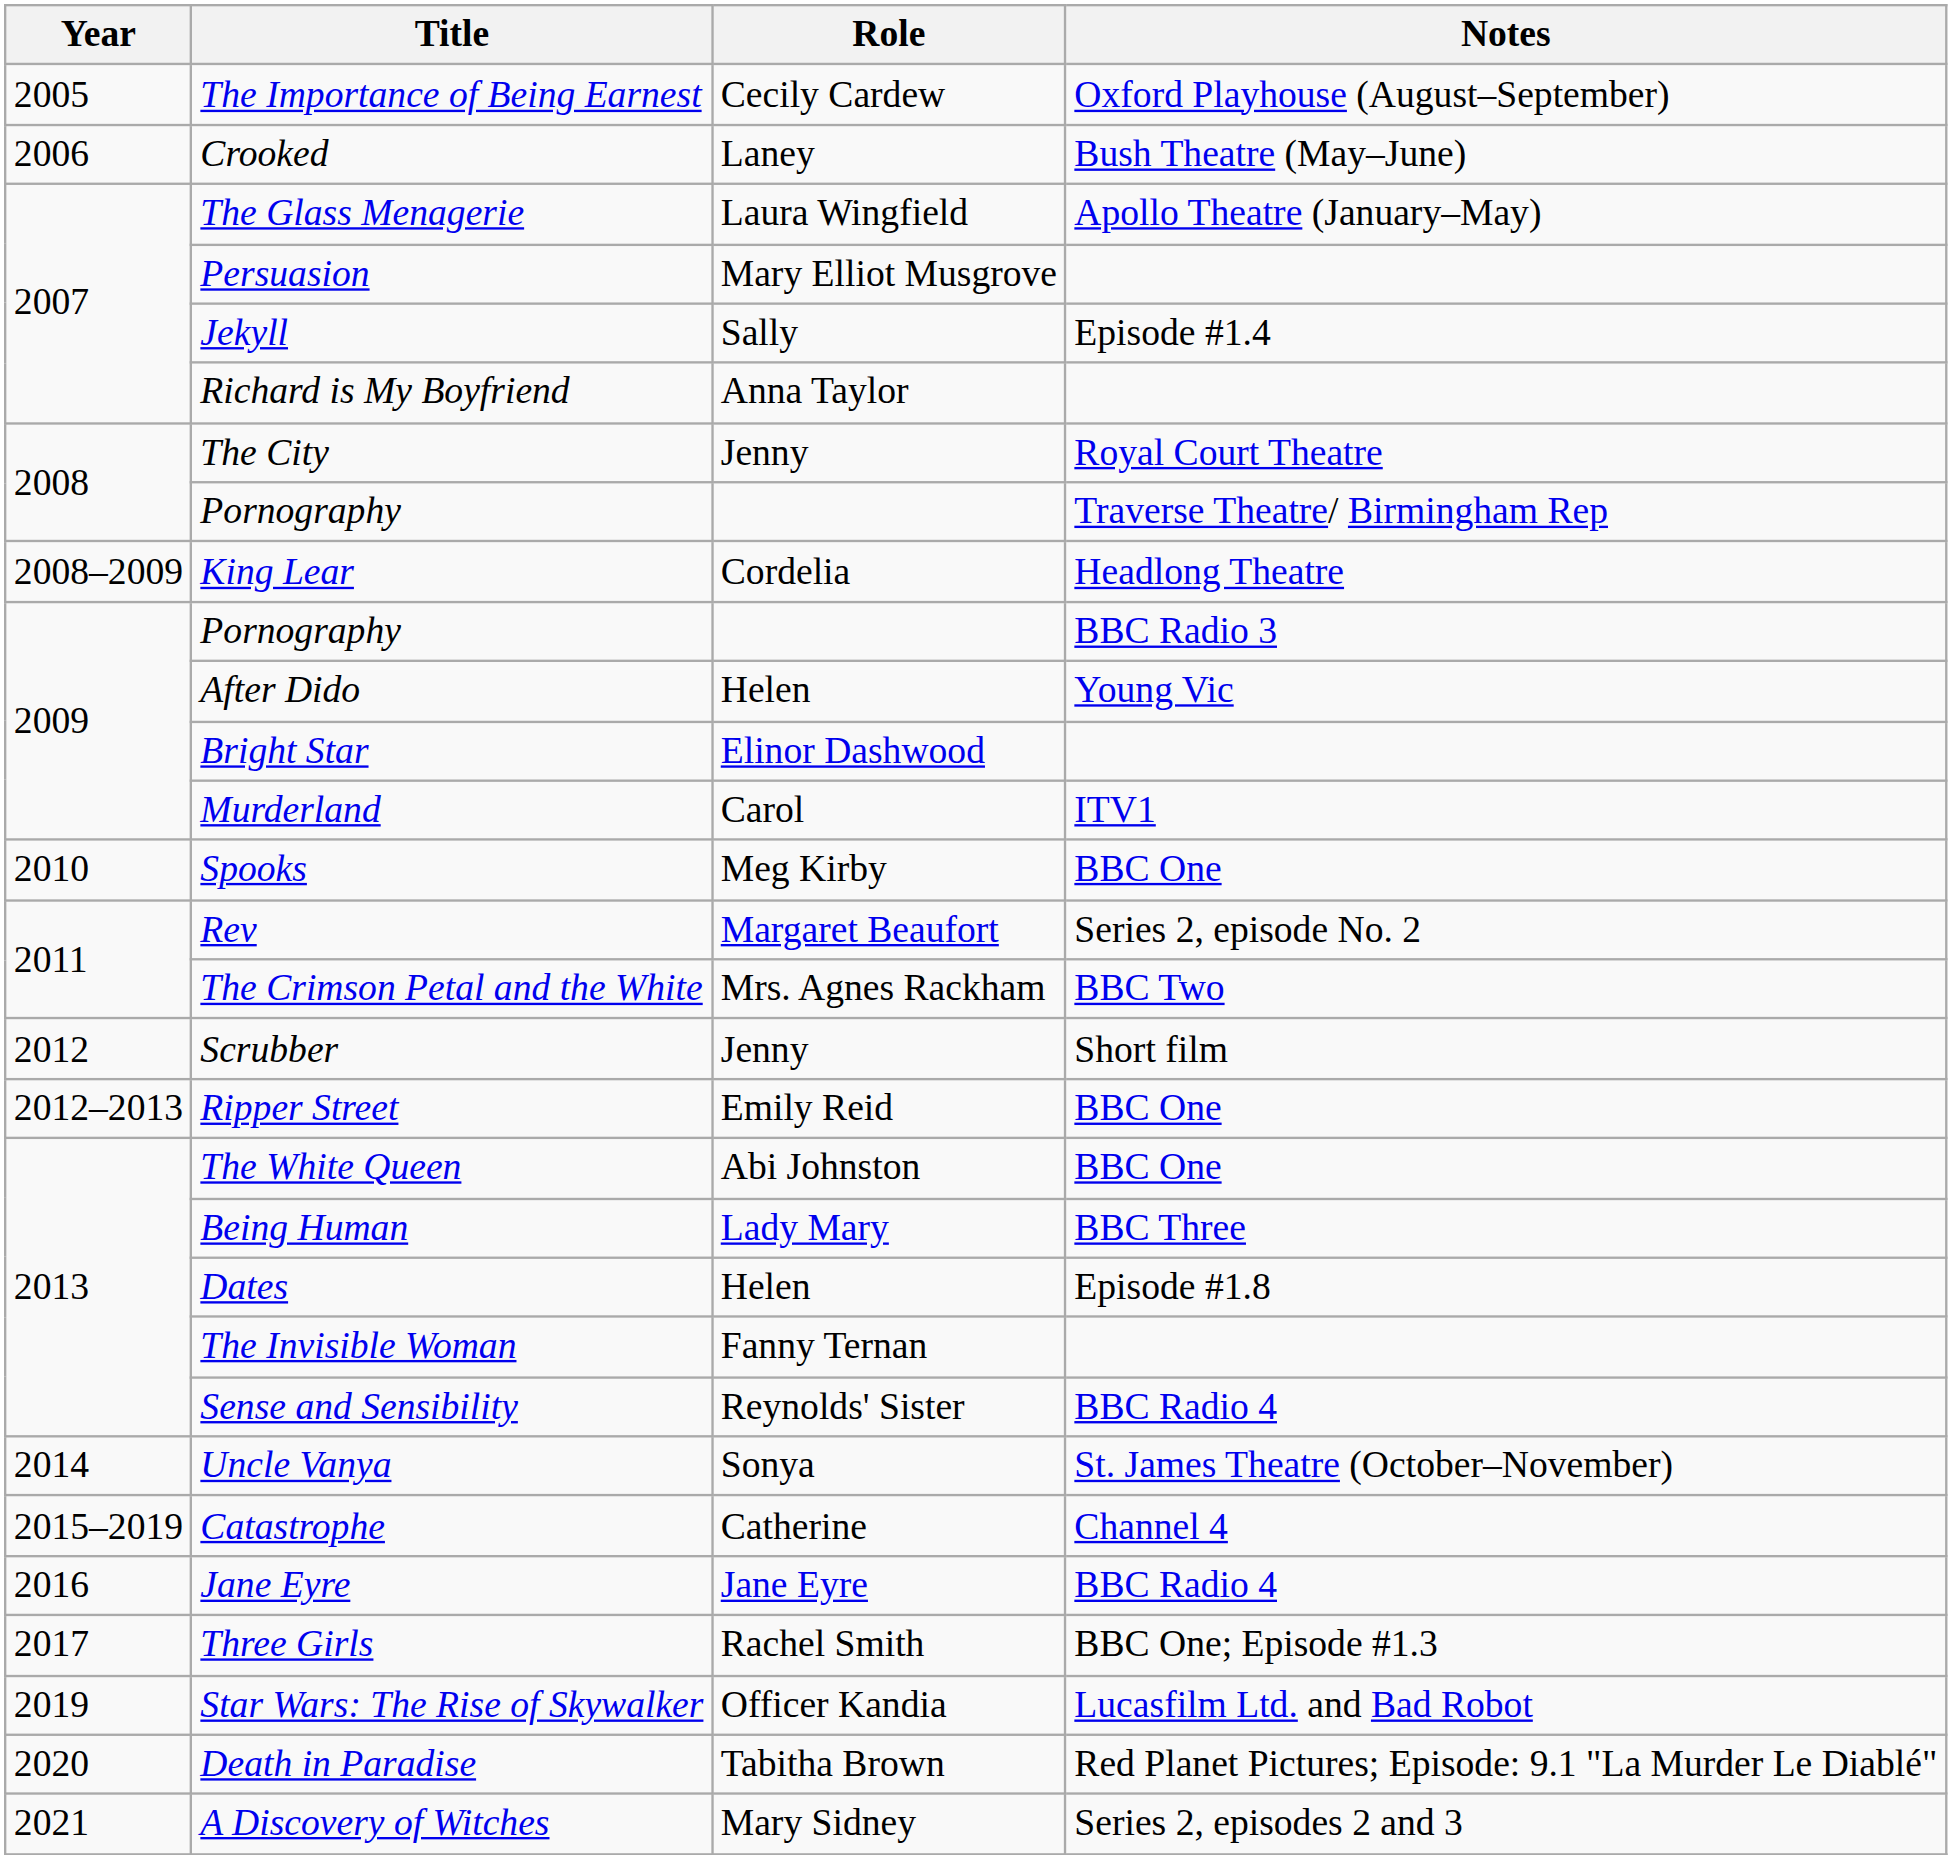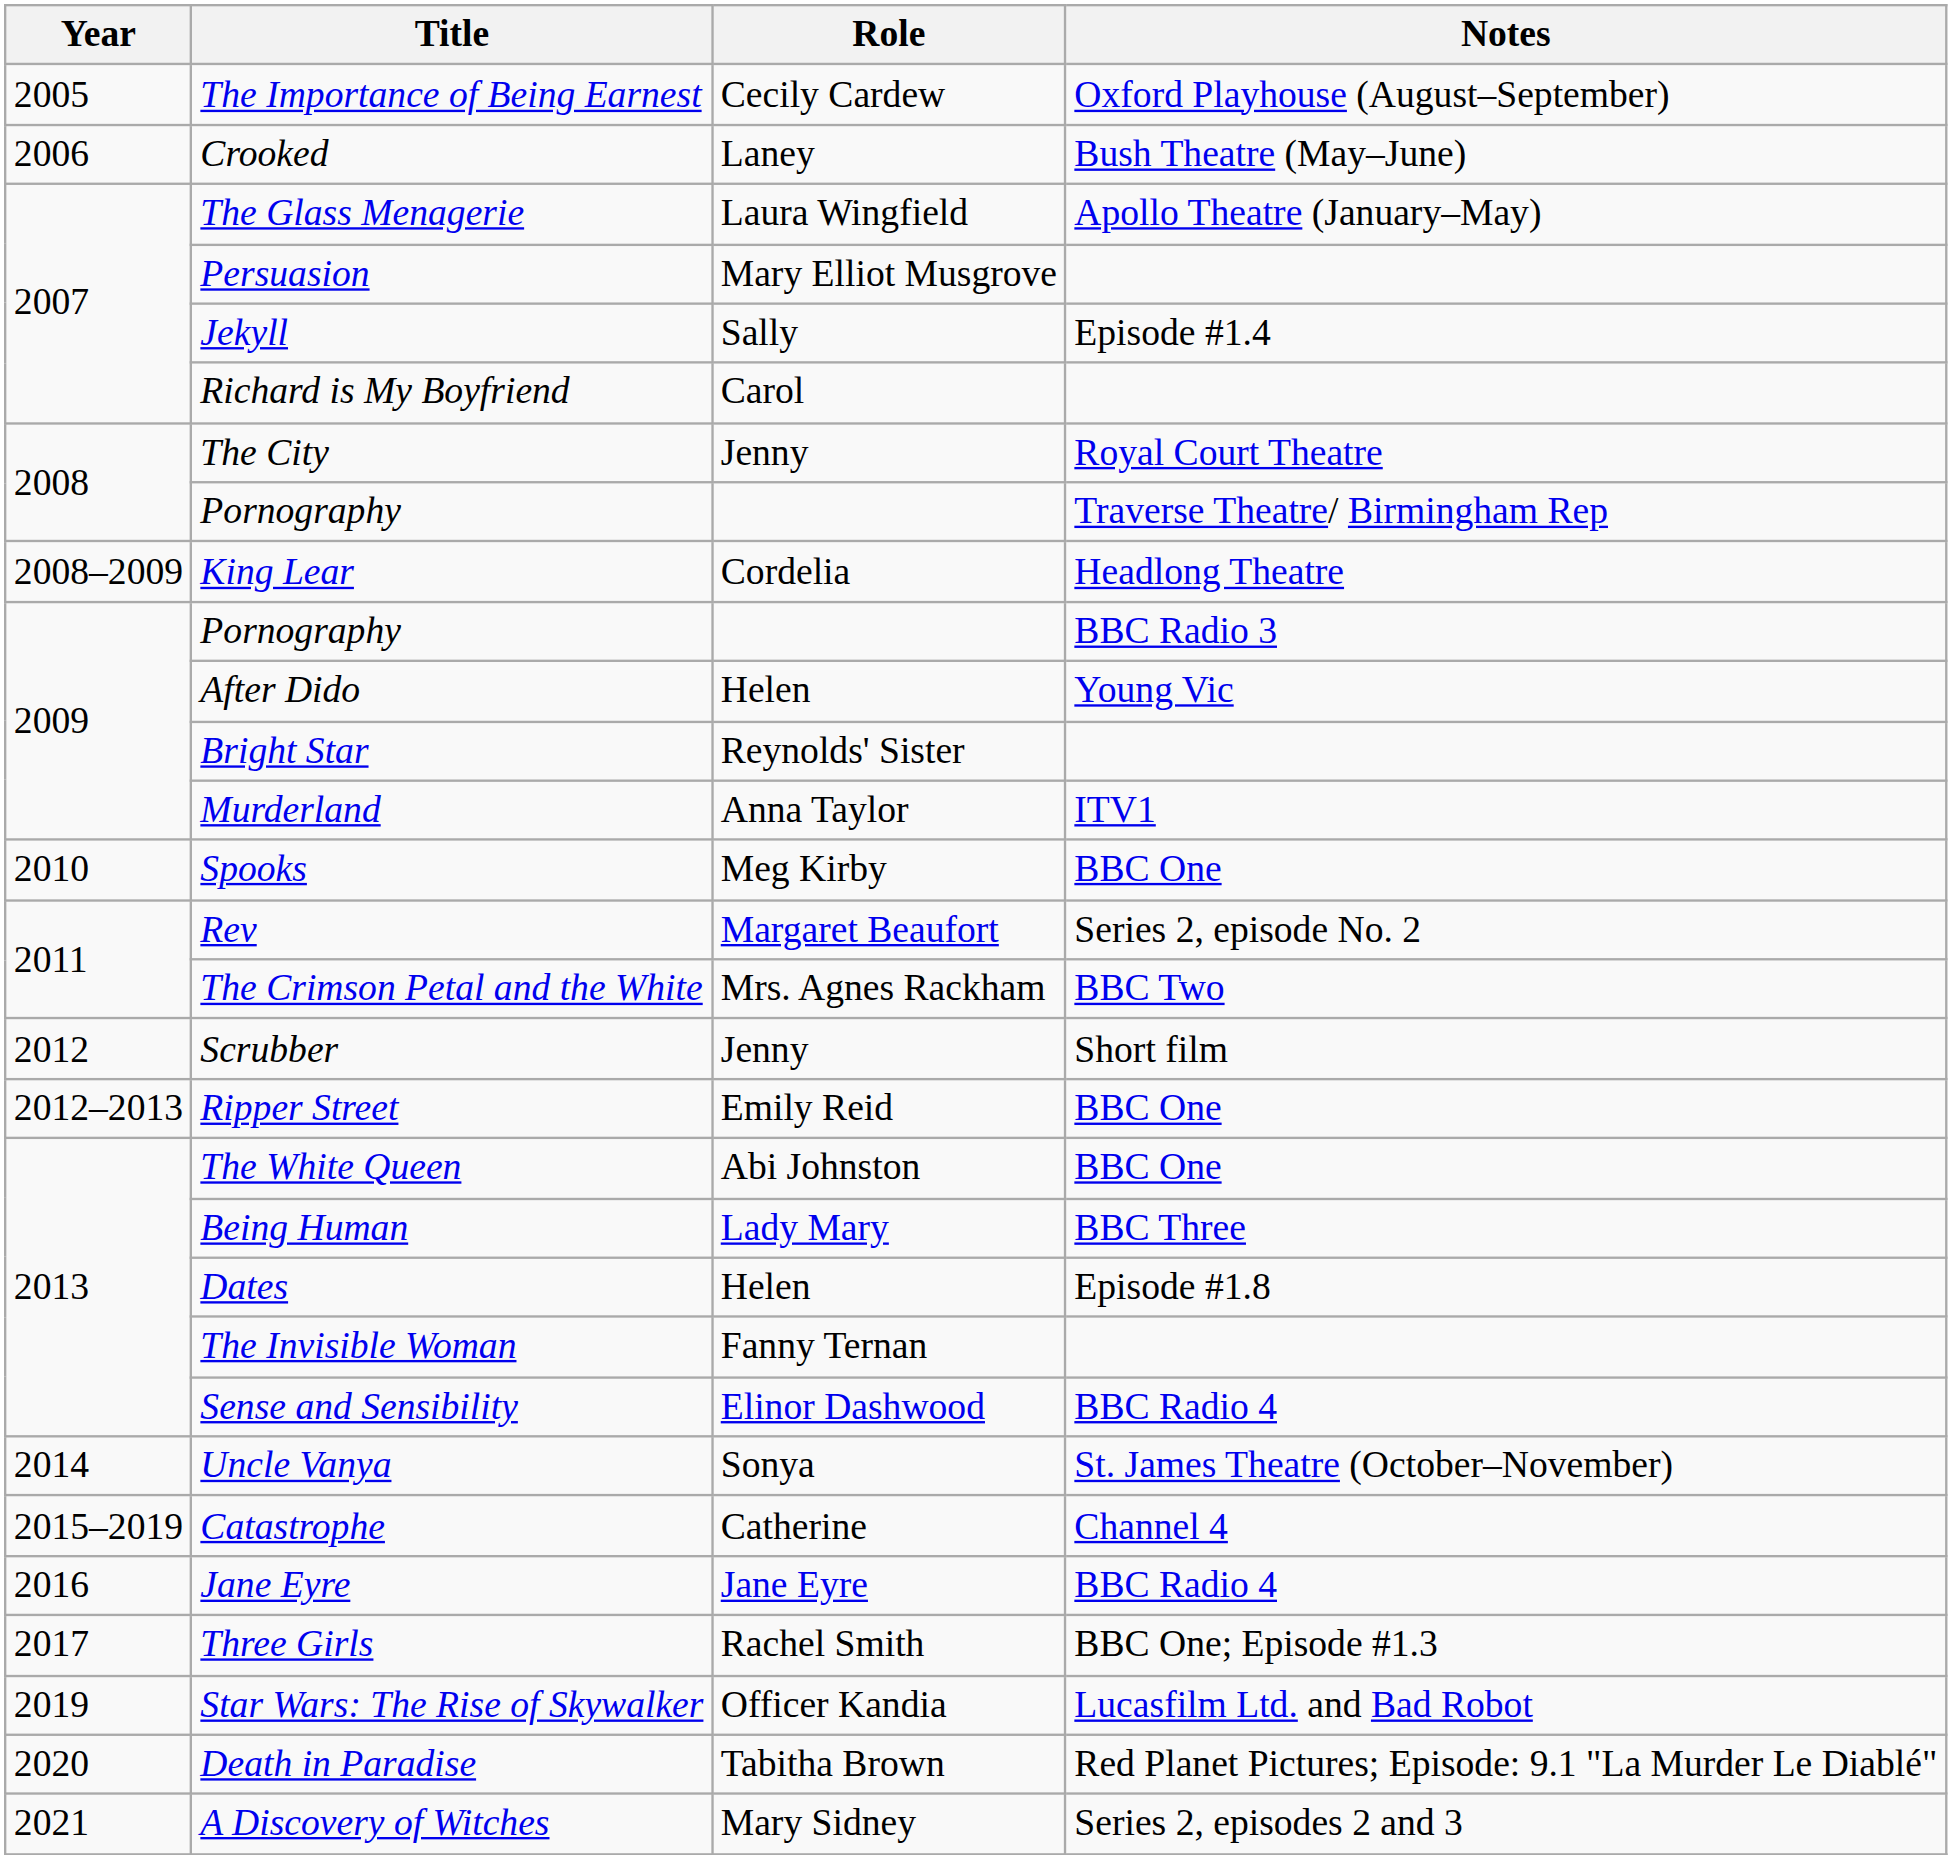(815, 392) Anna Taylor -> (763, 392) Carol
(853, 749) Elinor Dashwood -> (843, 749) Reynolds' Sister
(763, 809) Carol -> (815, 809) Anna Taylor
(843, 1405) Reynolds' Sister -> (853, 1405) Elinor Dashwood
